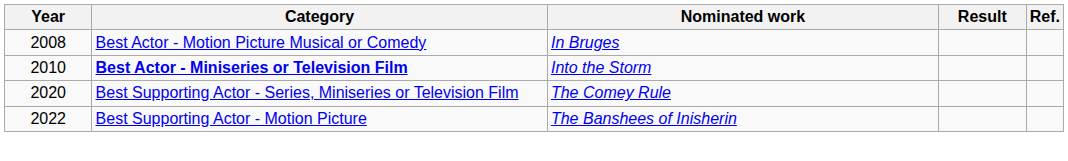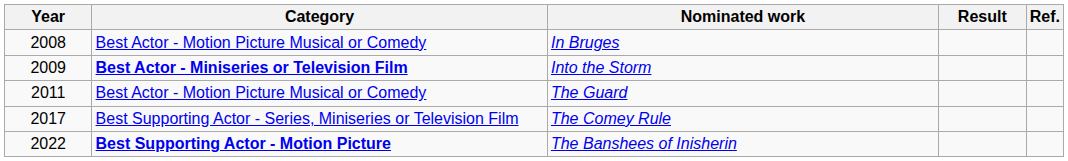(48, 67) 2010 -> (48, 67) 2009
+ row: (589, 93)
(48, 93) 2020 -> (48, 118) 2017
(231, 118) normal -> (243, 144) bold
